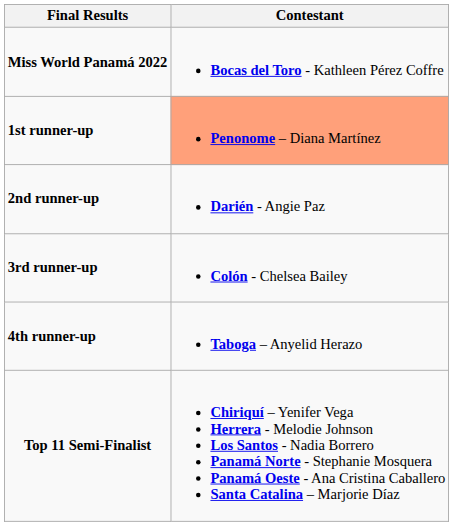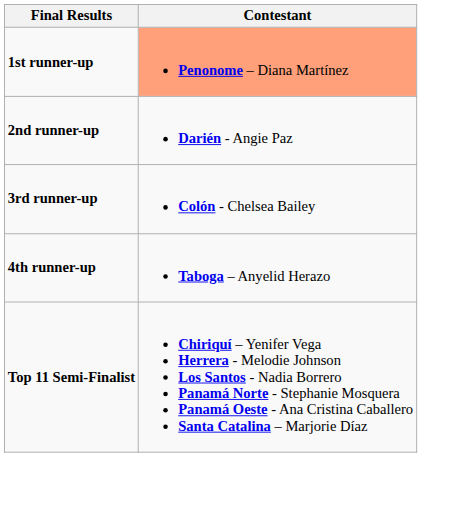- row: (88, 61)
